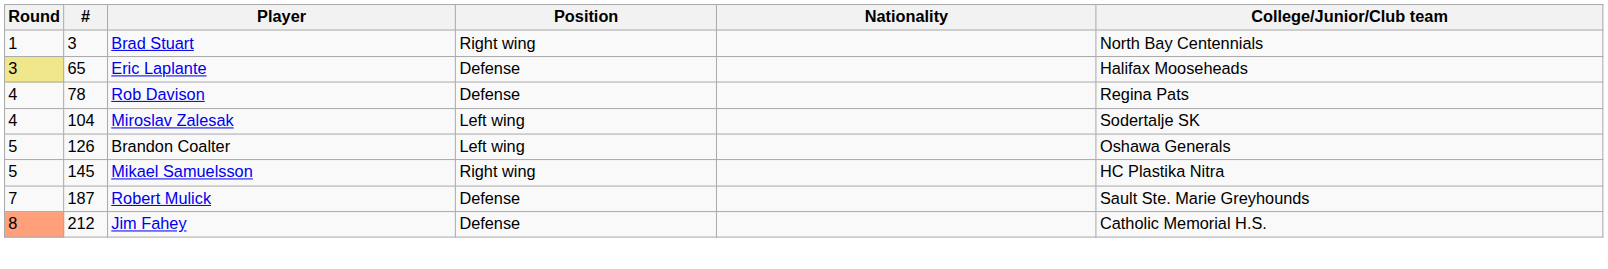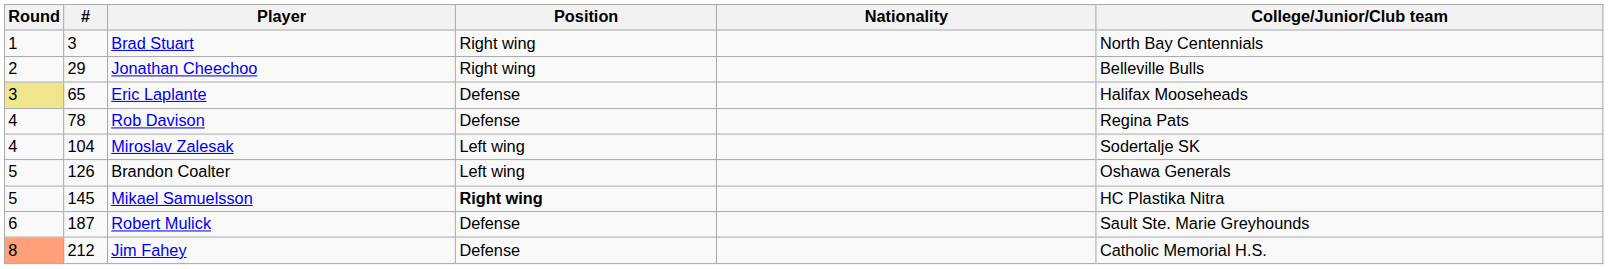+ row: (184, 69)
(497, 172) normal -> (501, 198) bold
(13, 198) 7 -> (13, 224) 6
